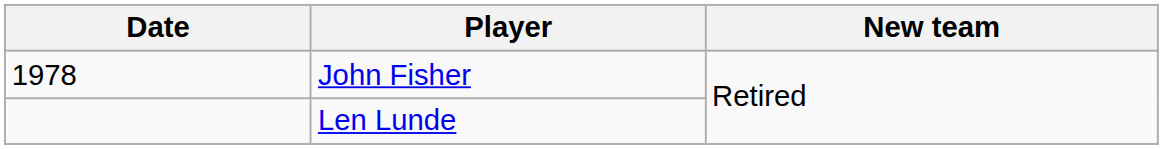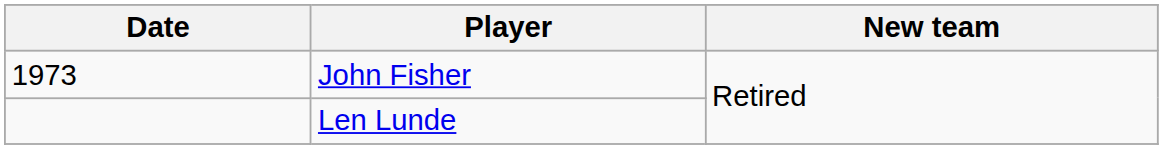(44, 74) 1978 -> (44, 74) 1973
